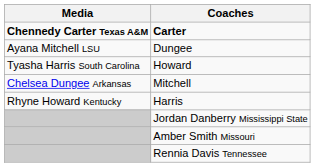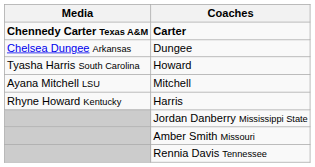(53, 49) Ayana Mitchell LSU -> (69, 49) Chelsea Dungee Arkansas
(69, 84) Chelsea Dungee Arkansas -> (53, 84) Ayana Mitchell LSU
